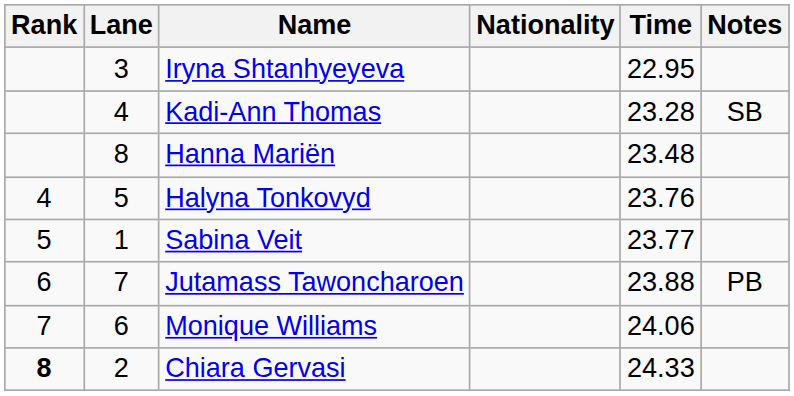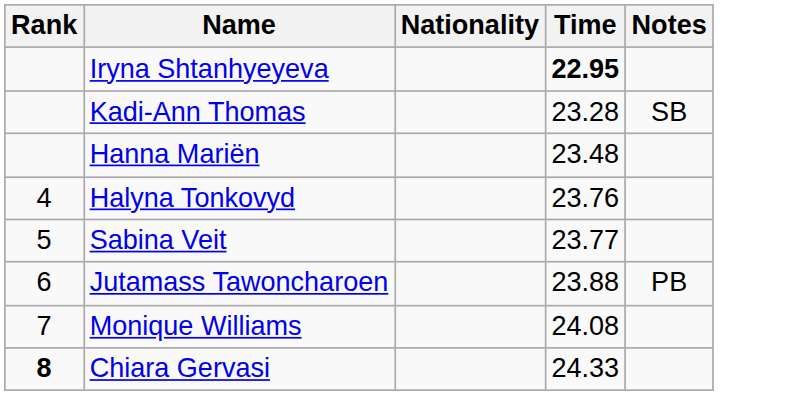- column: (121, 25)
(661, 68) normal -> (585, 68) bold
(661, 326) 24.06 -> (585, 326) 24.08
